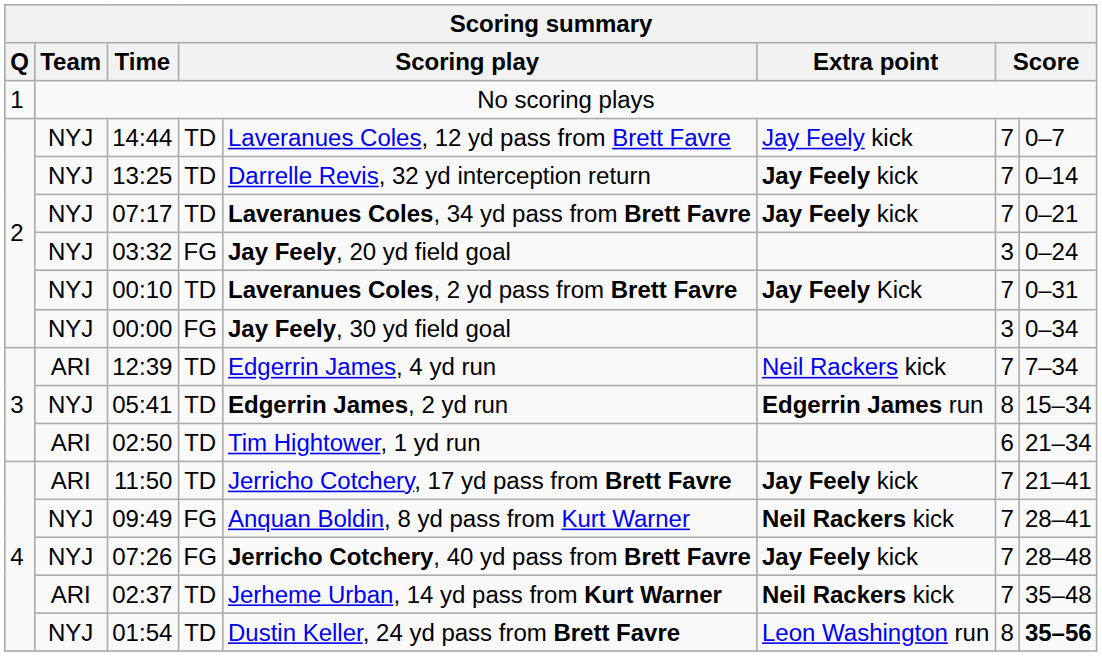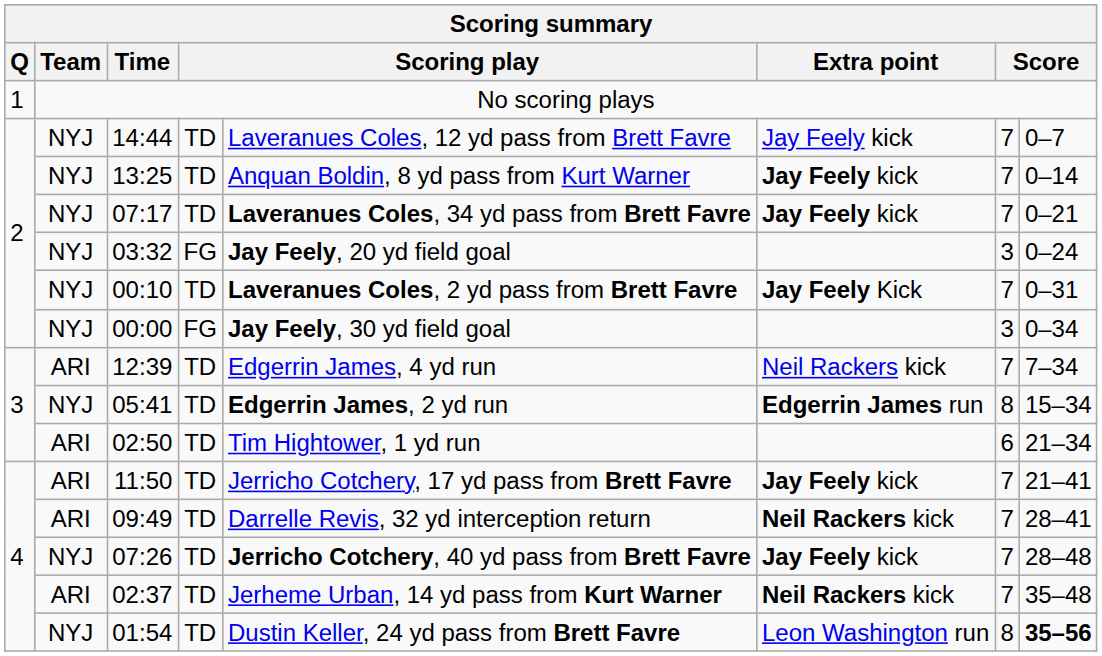(439, 176) Darrelle Revis, 32 yd interception return -> (459, 176) Anquan Boldin, 8 yd pass from Kurt Warner
(71, 518) NYJ -> (71, 518) ARI
(200, 518) FG -> (200, 518) TD
(459, 518) Anquan Boldin, 8 yd pass from Kurt Warner -> (439, 518) Darrelle Revis, 32 yd interception return
(200, 556) FG -> (200, 556) TD
